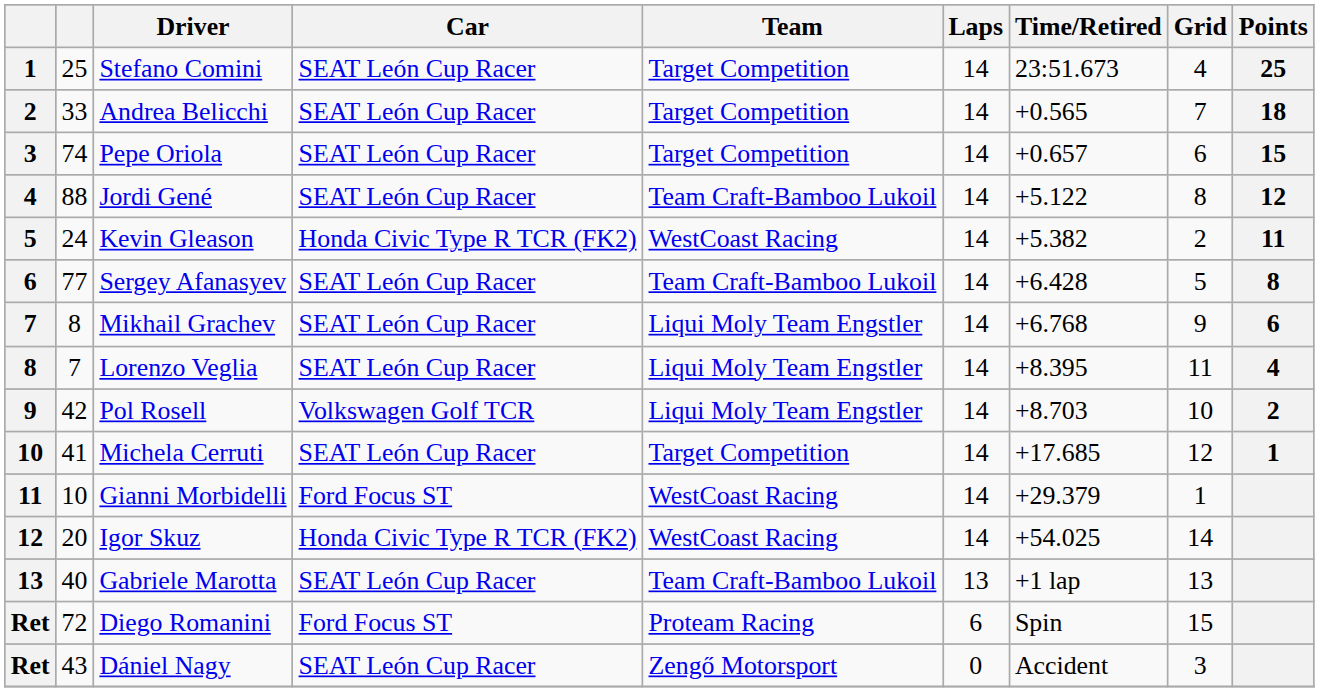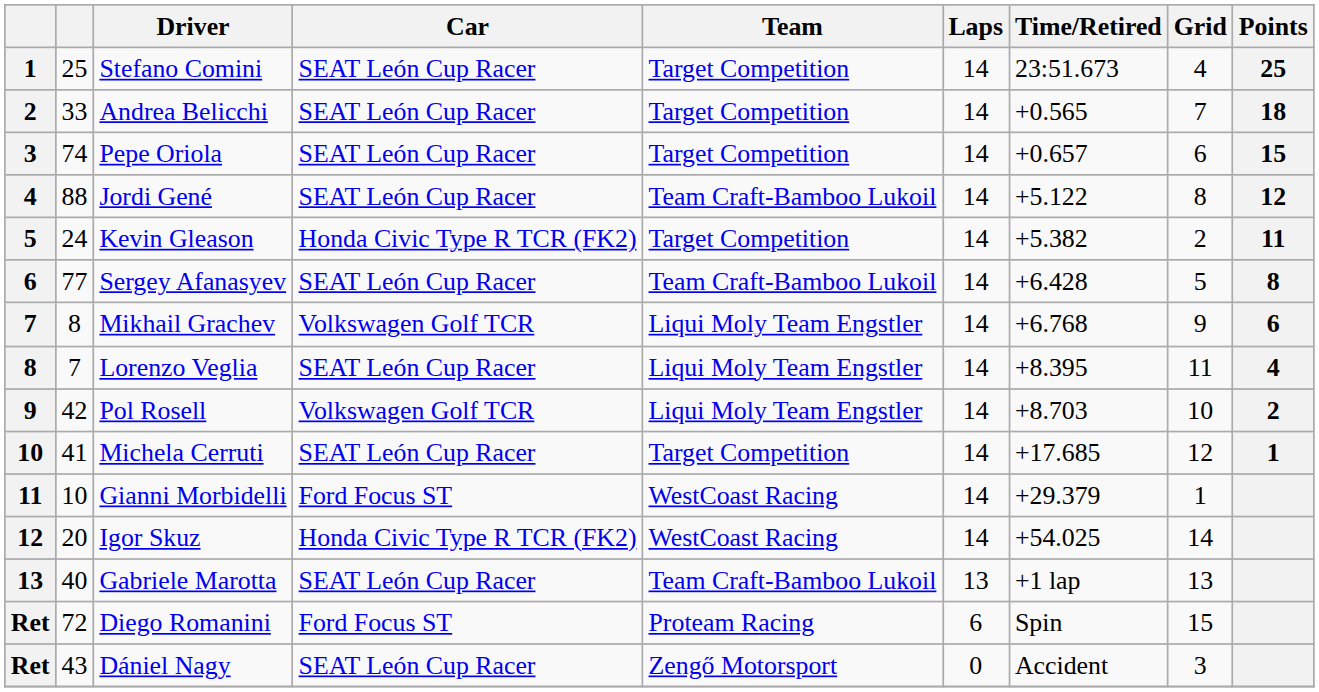(743, 239) WestCoast Racing -> (749, 239) Target Competition
(417, 324) SEAT León Cup Racer -> (416, 324) Volkswagen Golf TCR
